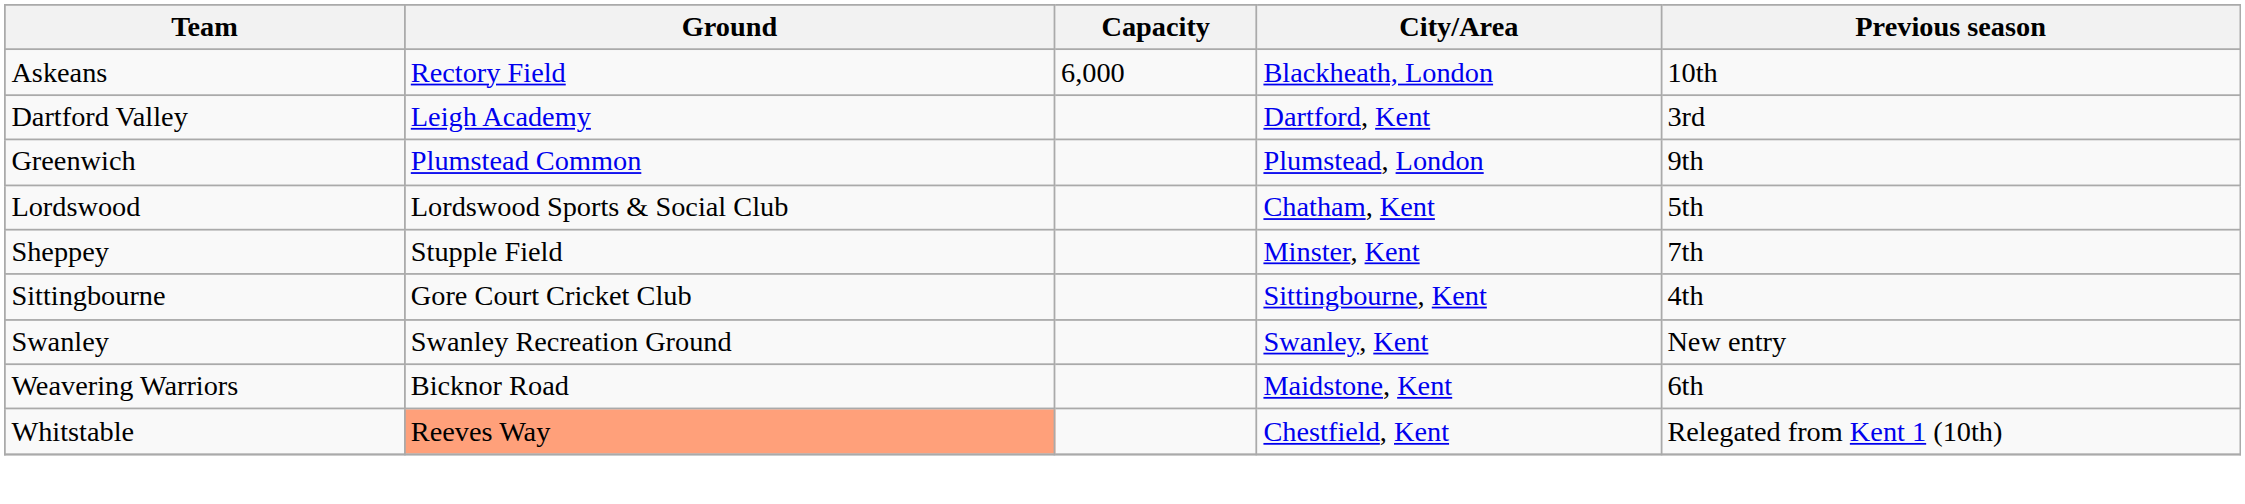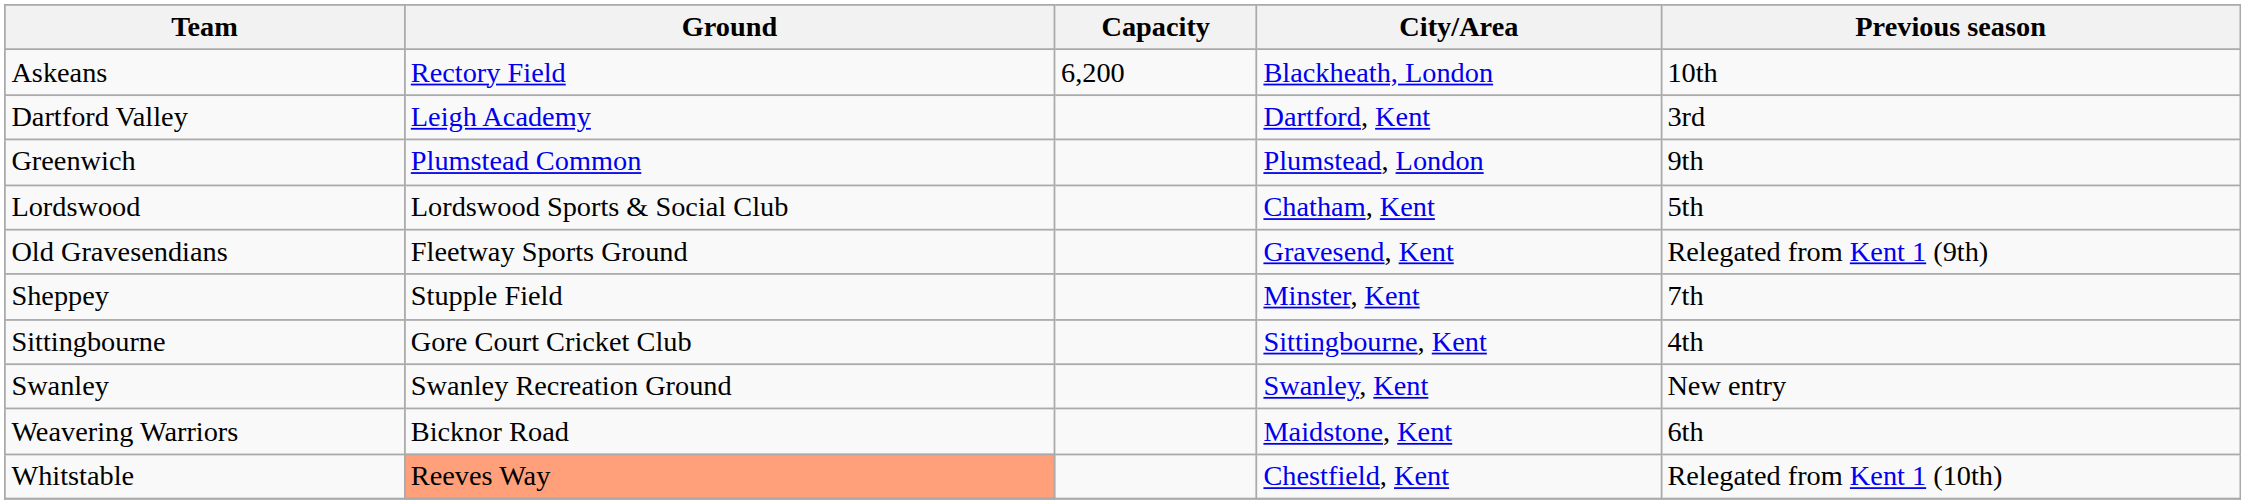(1093, 71) 6,000 -> (1093, 71) 6,200
+ row: (120, 251)
